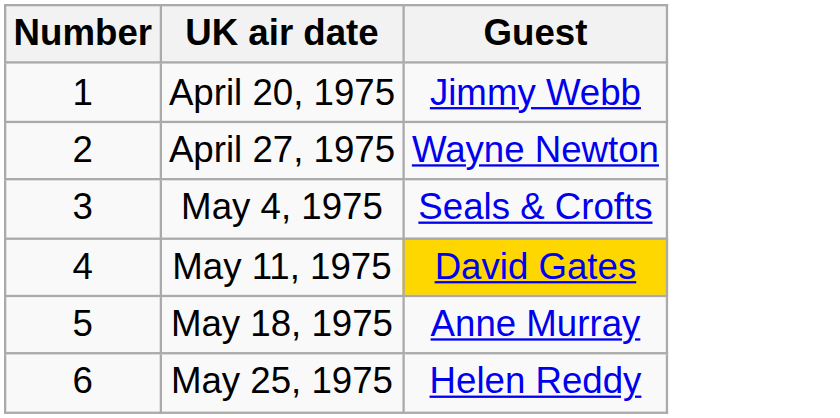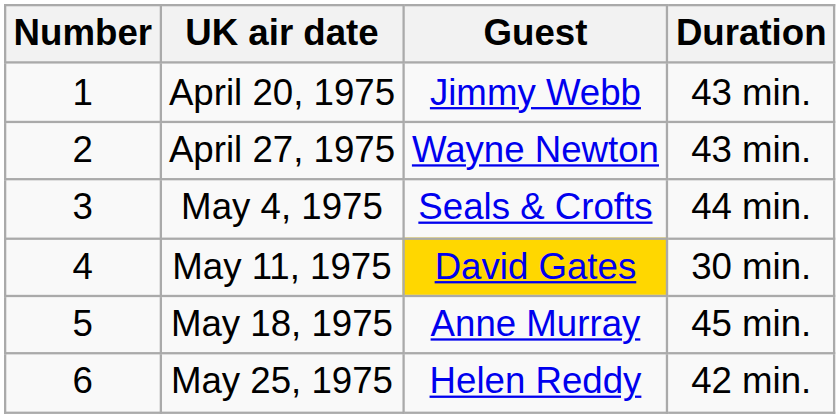+ column: (751, 33)
